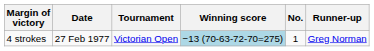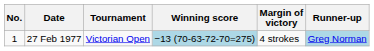columns swapped: (295, 18) <-> (28, 18)
(337, 38) no background -> (337, 38) lightblue background
